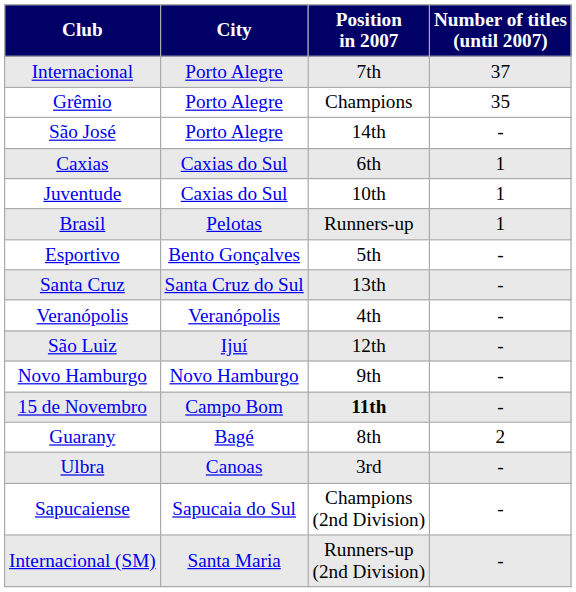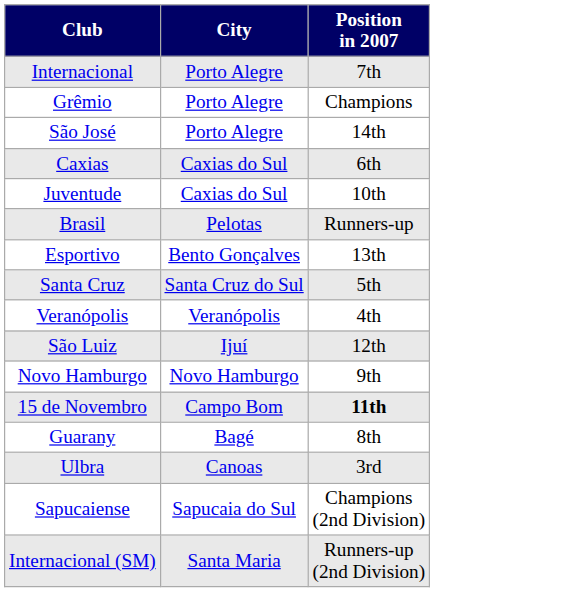- column: (500, 30)
(369, 254) 5th -> (369, 254) 13th
(369, 284) 13th -> (369, 284) 5th
